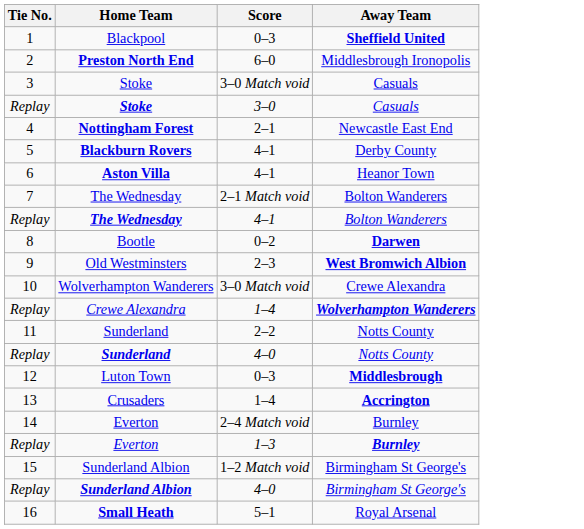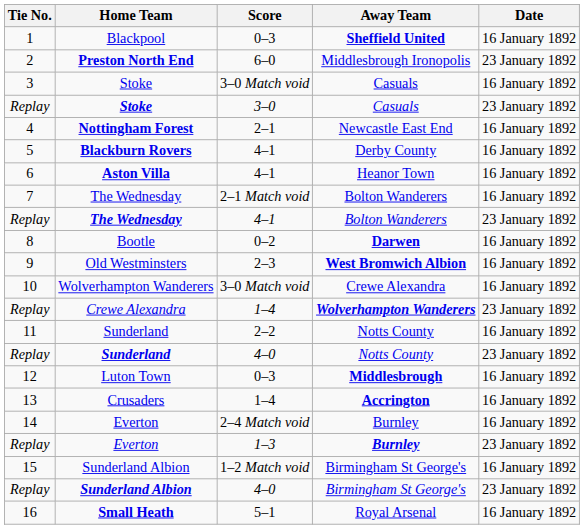+ column: (529, 15)
